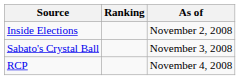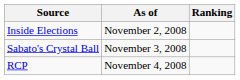columns swapped: (124, 13) <-> (191, 13)
